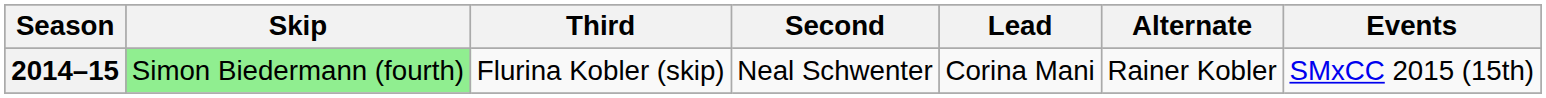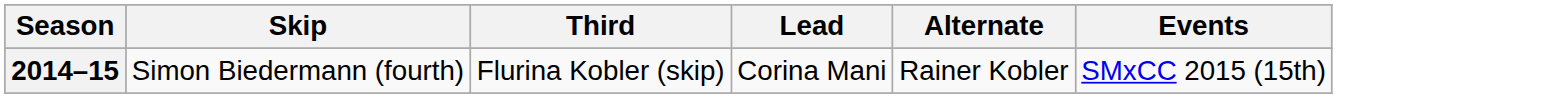- column: (835, 26)
(298, 70) lightgreen background -> (298, 70) no background
